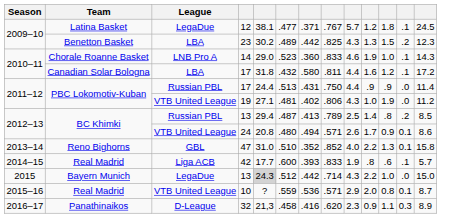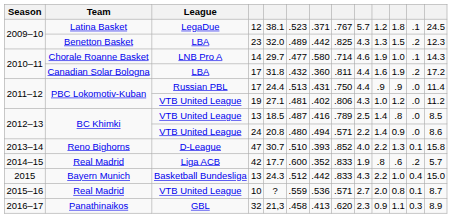(287, 27) .477 -> (298, 27) .523
(265, 42) 30.2 -> (275, 42) 32.0
(265, 57) 29.0 -> (275, 57) 29.7
(287, 57) .523 -> (298, 57) .477
(310, 57) .360 -> (320, 57) .580
(333, 57) .833 -> (343, 57) .714
(310, 72) .580 -> (320, 72) .360
(388, 72) 1.2 -> (398, 72) 1.9
(405, 72) .1 -> (416, 72) .2
(388, 101) 1.9 -> (398, 101) 1.2
(195, 116) Russian PBL -> (200, 116) VTB United League
(265, 116) 29.4 -> (275, 116) 18.5
(310, 116) .413 -> (320, 116) .416
(405, 116) .2 -> (416, 116) .0
(353, 131) 2.6 -> (363, 131) 2.2
(370, 131) 1.7 -> (381, 131) 1.4
(405, 131) 0.1 -> (416, 131) .0
(195, 146) GBL -> (200, 146) D-League
(265, 146) 31.0 -> (275, 146) 30.7
(310, 146) .352 -> (320, 146) .393
(310, 161) .393 -> (320, 161) .352
(405, 161) .1 -> (416, 161) .2
(195, 176) LegaDue -> (200, 176) Basketball Bundesliga
(265, 176) lightgrey background -> (275, 176) no background
(333, 176) .714 -> (343, 176) .833
(405, 176) .0 -> (416, 176) 0.4
(353, 191) 2.9 -> (363, 191) 2.7
(195, 206) D-League -> (200, 206) GBL
(310, 206) .416 -> (320, 206) .413
